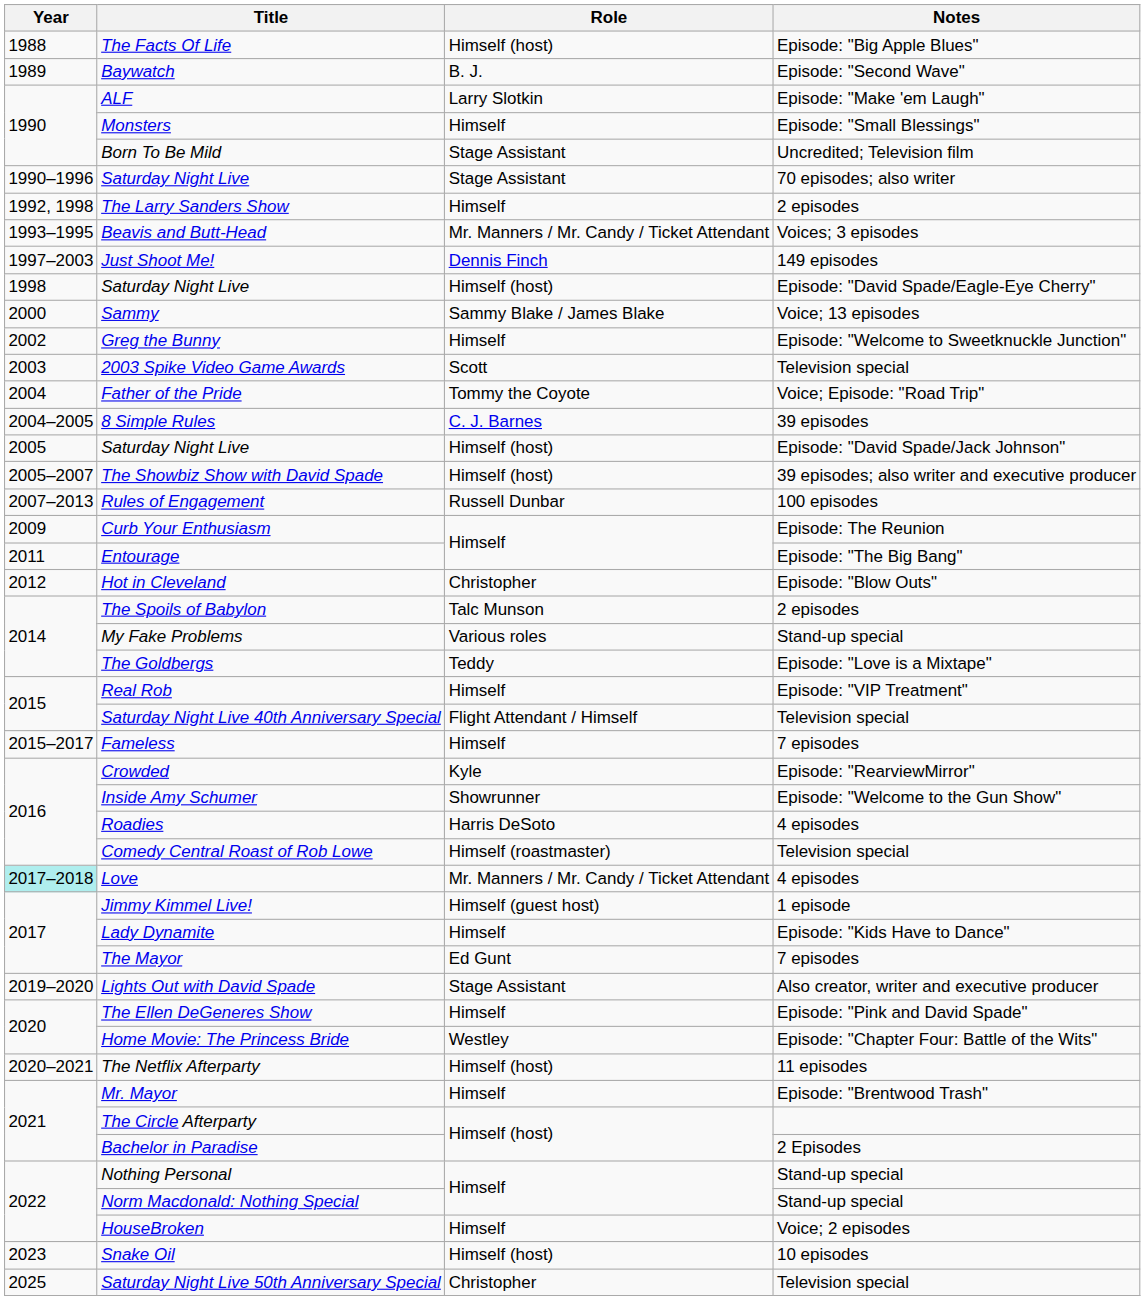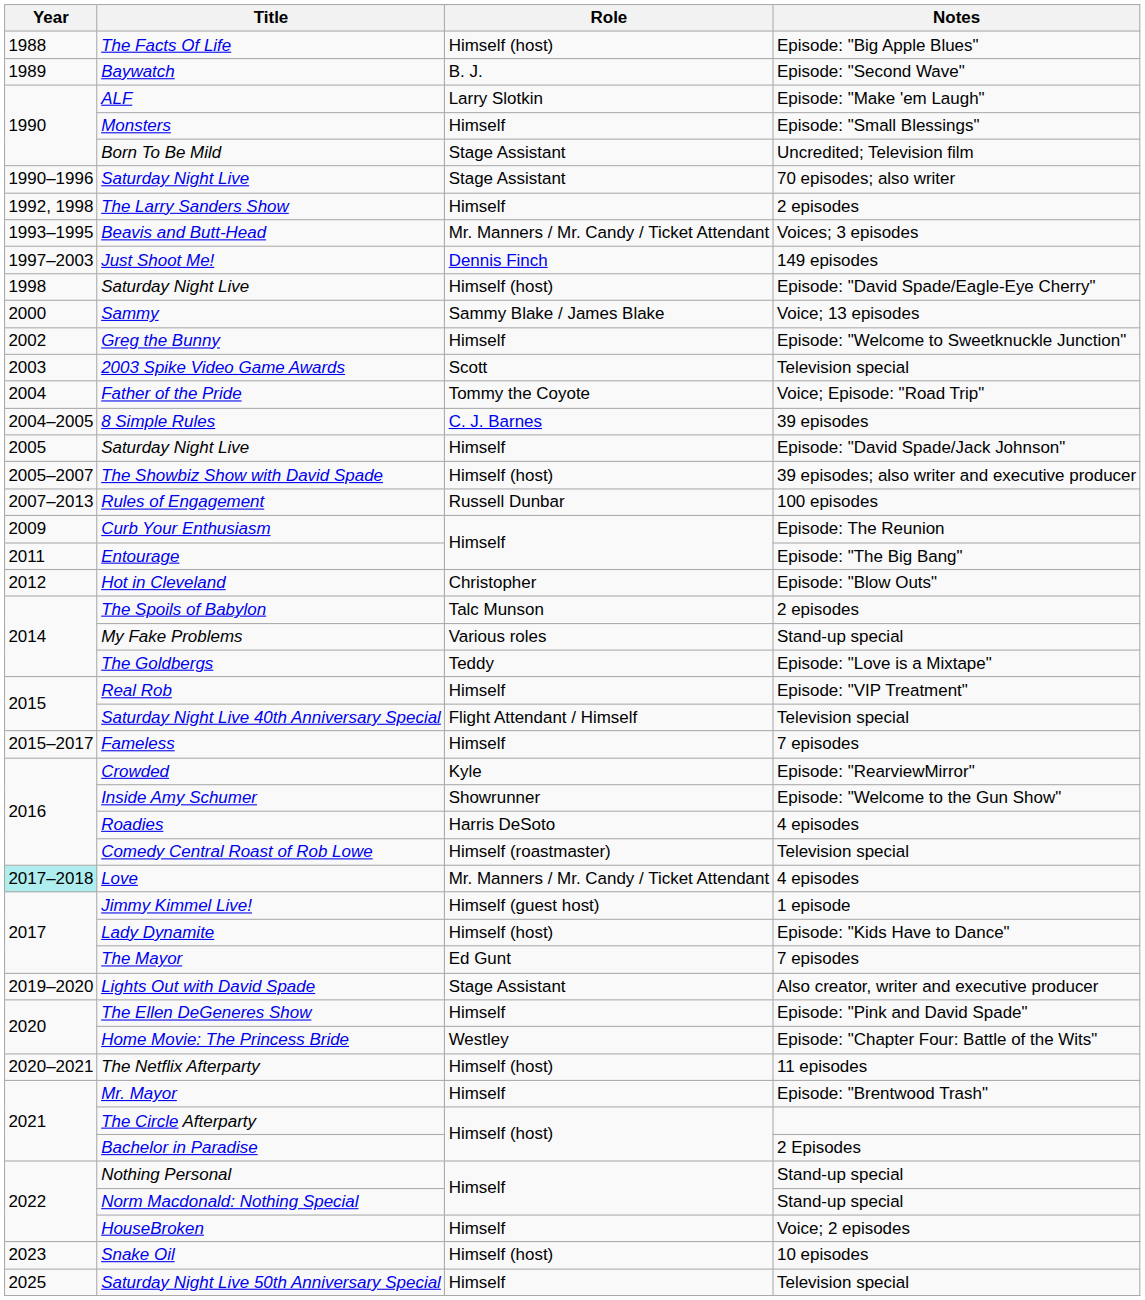(501, 448) Himself (host) -> (477, 448) Himself
(477, 932) Himself -> (501, 932) Himself (host)
(493, 1282) Christopher -> (477, 1282) Himself
